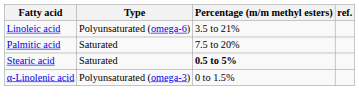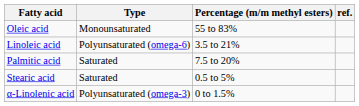+ row: (28, 28)
(216, 61) bold -> (215, 77) normal
